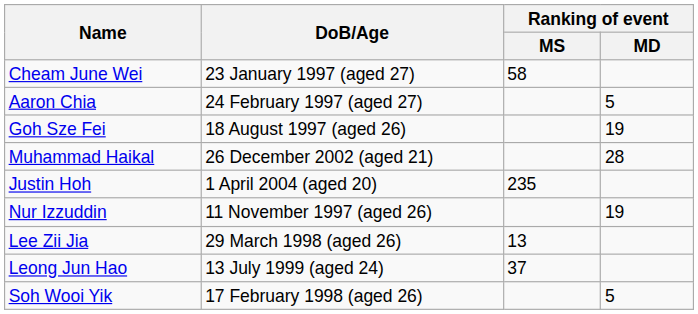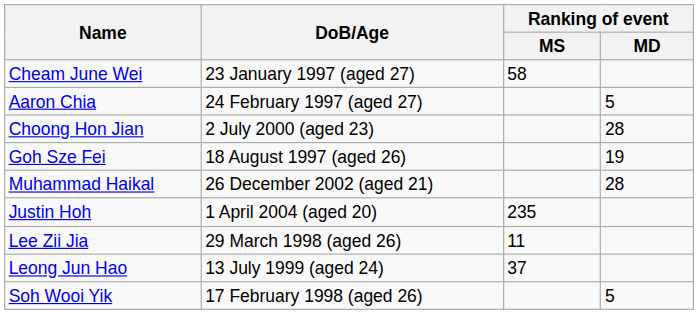+ row: (76, 129)
- row: (58, 212)
(517, 240) 13 -> (516, 240) 11
